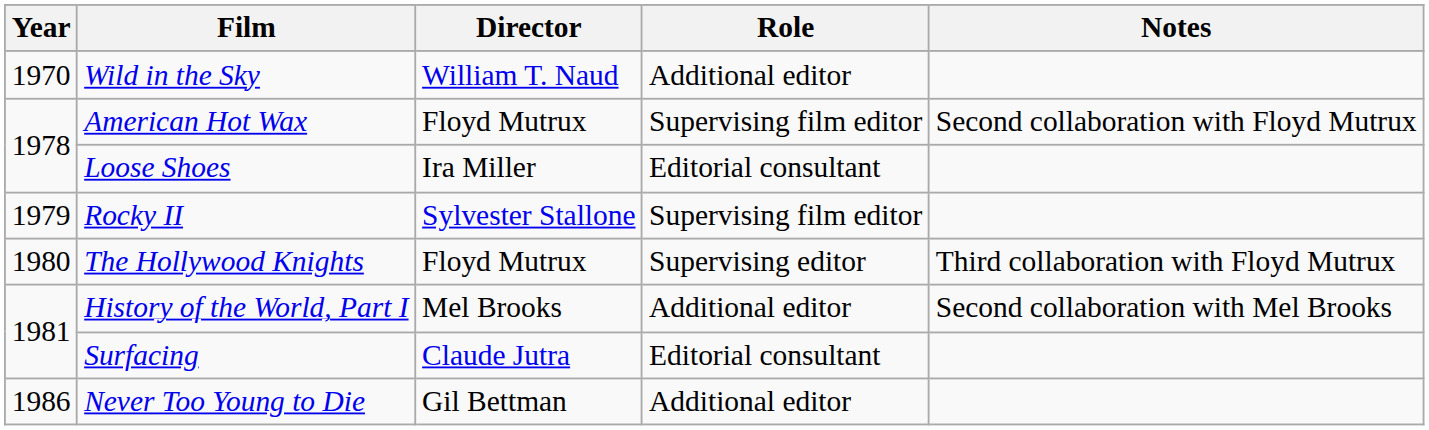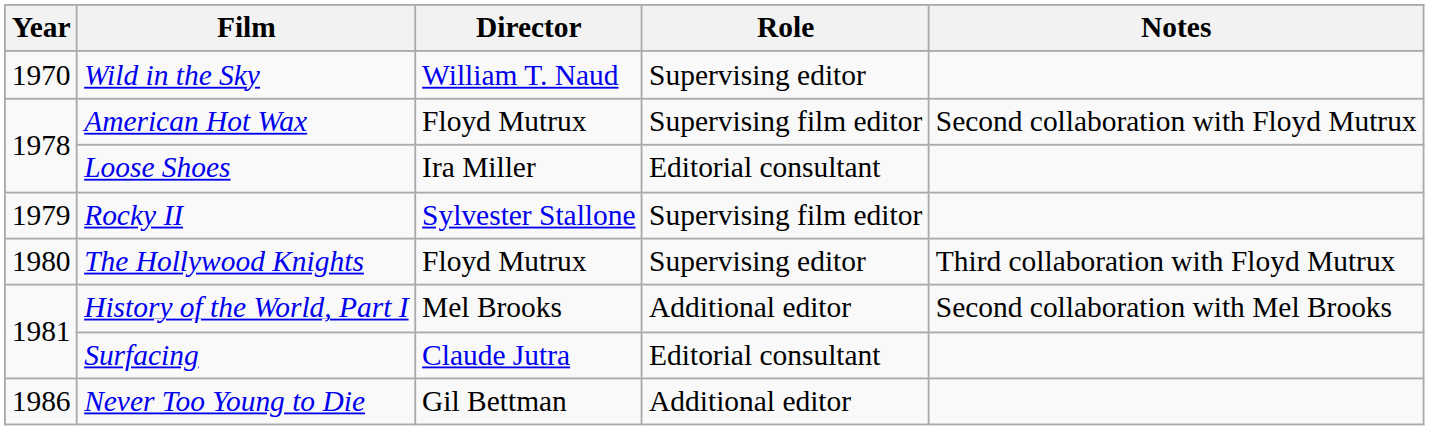(750, 74) Additional editor -> (757, 74) Supervising editor
